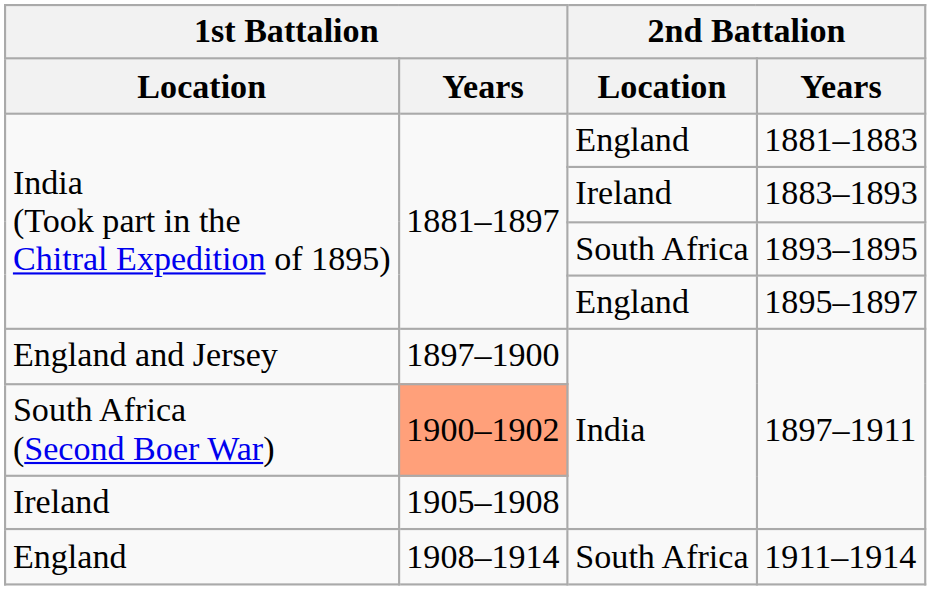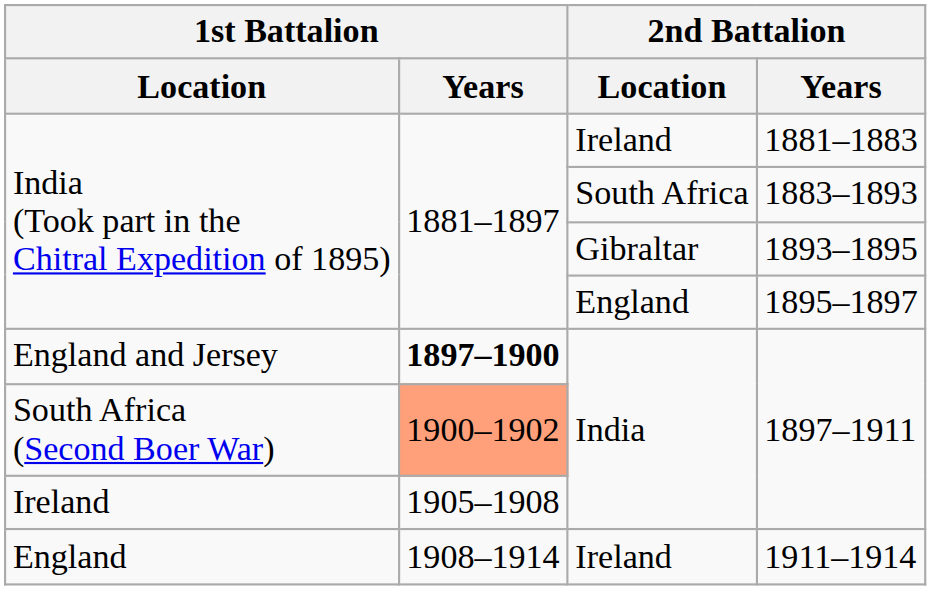(632, 139) England -> (624, 139) Ireland
(624, 193) Ireland -> (662, 193) South Africa
(662, 247) South Africa -> (637, 247) Gibraltar
(483, 355) normal -> (483, 355) bold
(662, 556) South Africa -> (624, 556) Ireland
